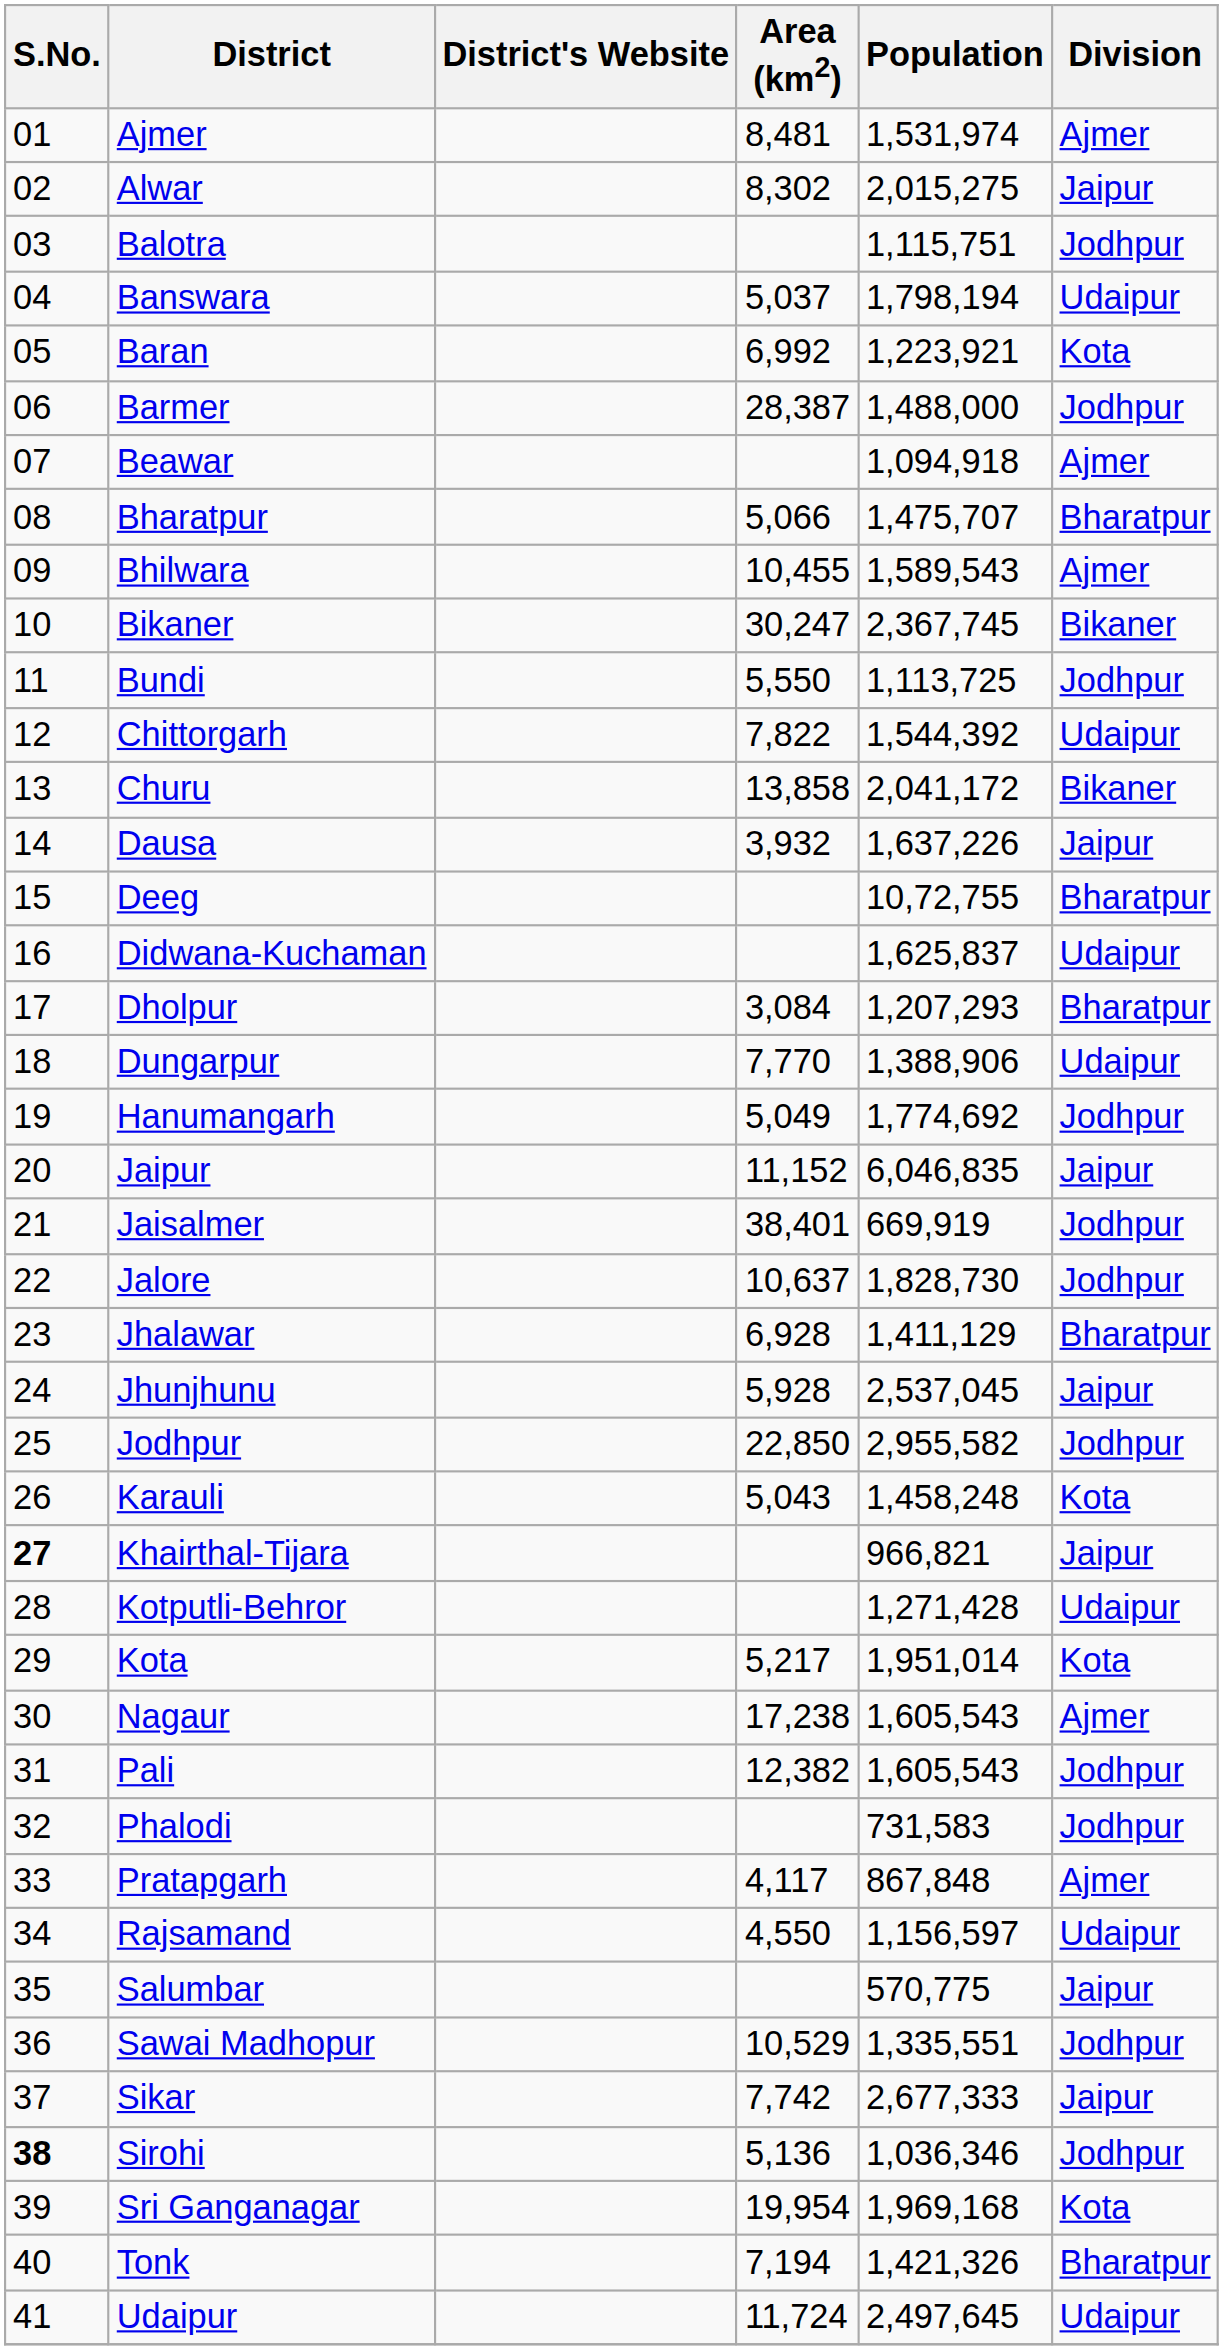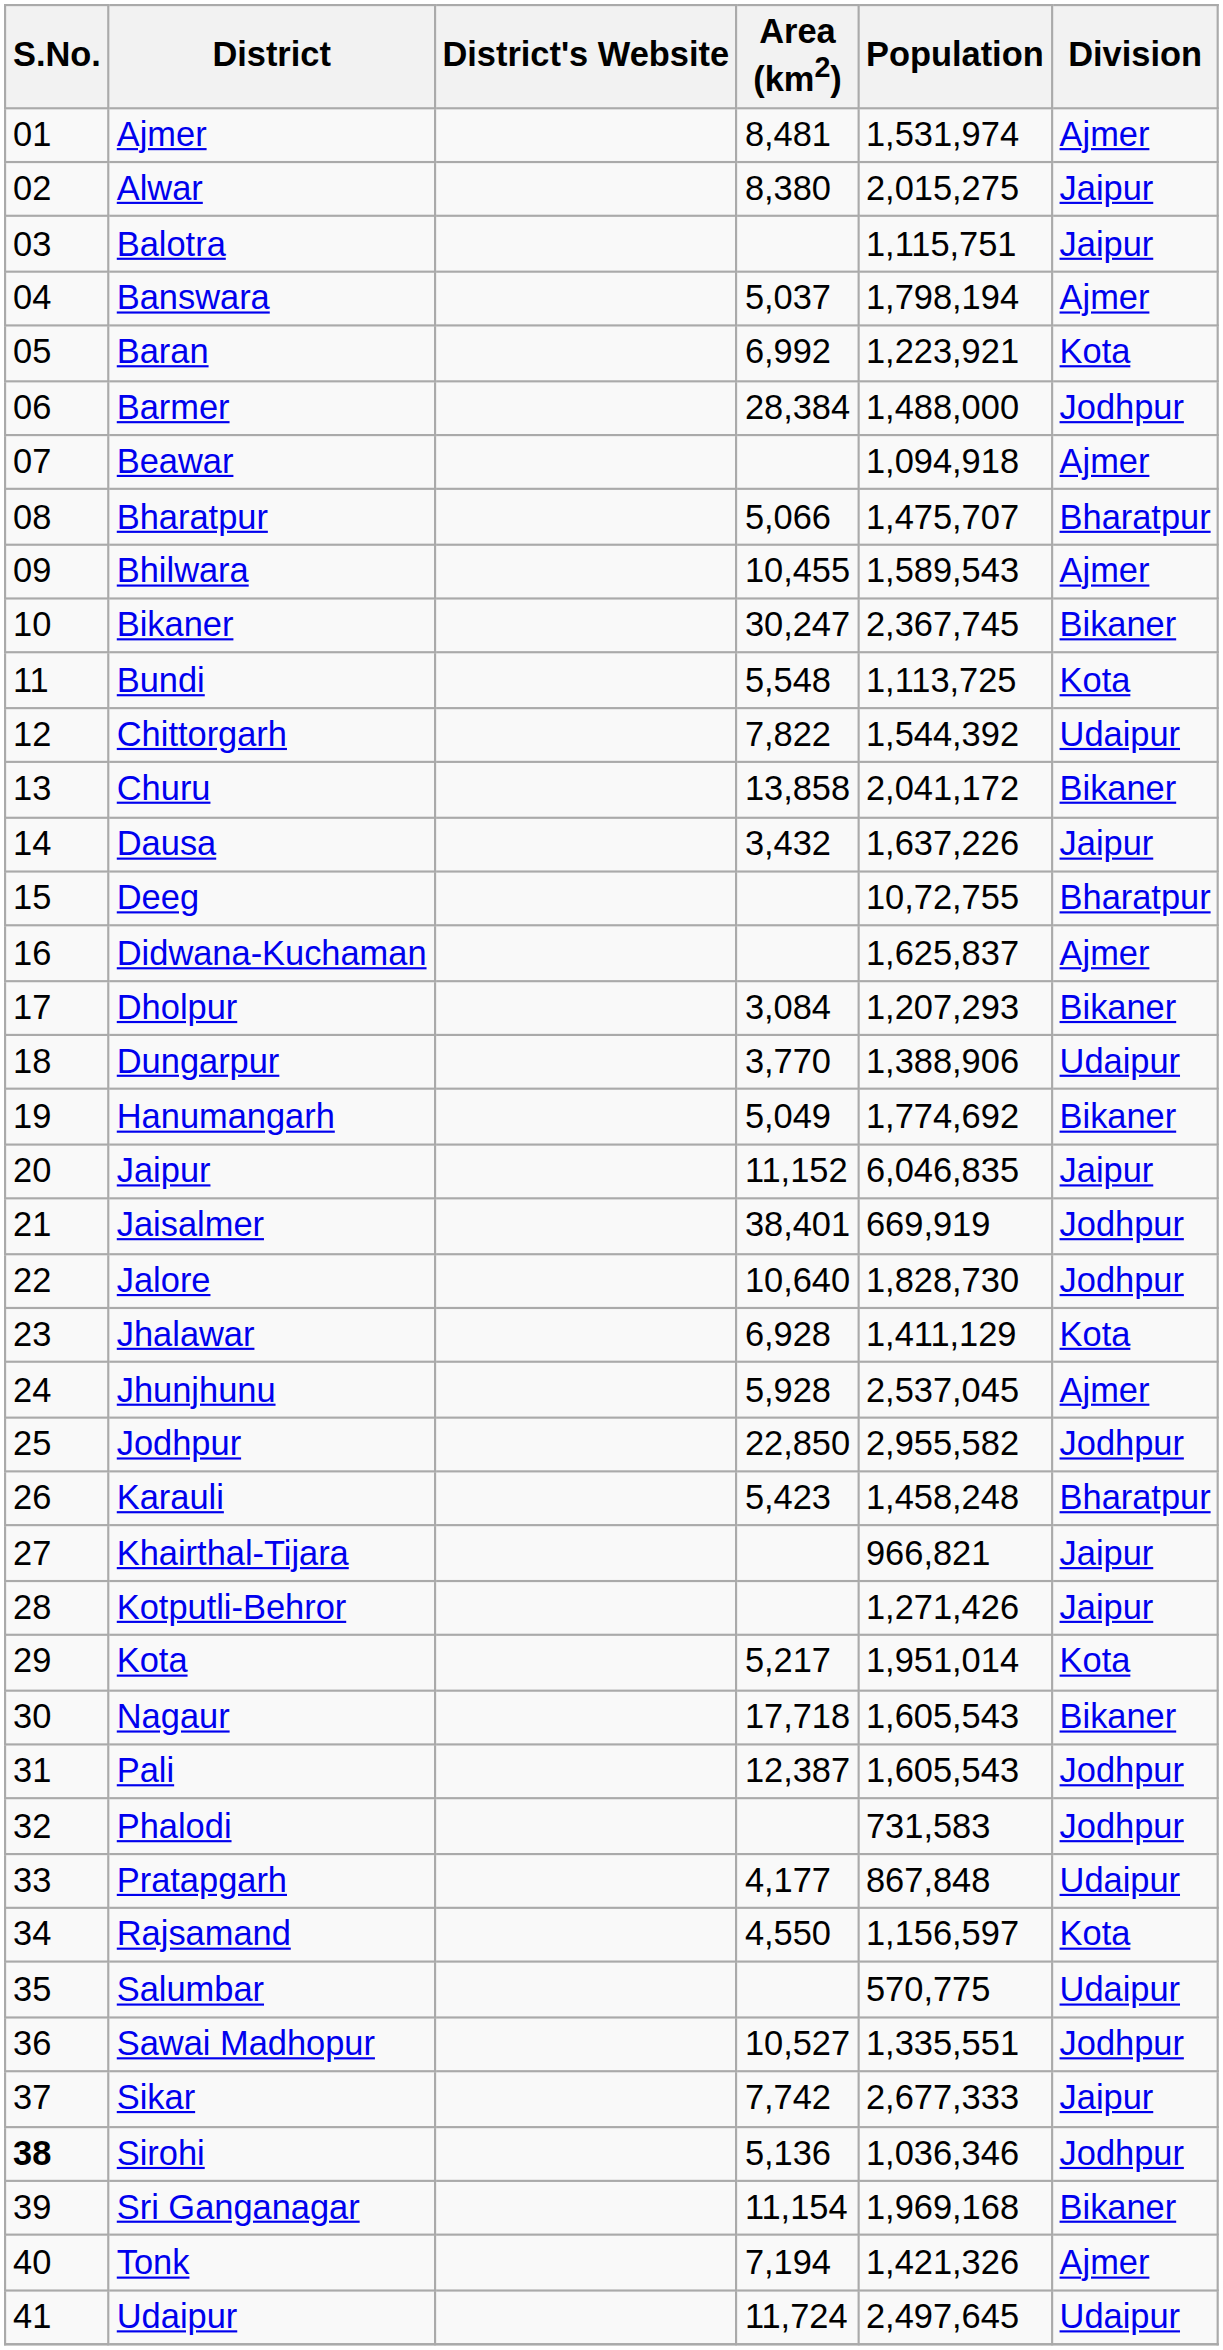(788, 188) 8,302 -> (788, 188) 8,380
(1122, 243) Jodhpur -> (1106, 243) Jaipur
(1120, 298) Udaipur -> (1104, 298) Ajmer
(798, 407) 28,387 -> (798, 407) 28,384
(788, 679) 5,550 -> (788, 679) 5,548
(1122, 679) Jodhpur -> (1095, 679) Kota
(788, 843) 3,932 -> (788, 843) 3,432
(1120, 952) Udaipur -> (1104, 952) Ajmer
(1135, 1007) Bharatpur -> (1118, 1007) Bikaner
(788, 1061) 7,770 -> (788, 1061) 3,770
(1122, 1116) Jodhpur -> (1118, 1116) Bikaner
(798, 1280) 10,637 -> (798, 1280) 10,640
(1135, 1334) Bharatpur -> (1095, 1334) Kota
(1106, 1389) Jaipur -> (1104, 1389) Ajmer
(788, 1498) 5,043 -> (788, 1498) 5,423
(1095, 1498) Kota -> (1135, 1498) Bharatpur
(32, 1552) bold -> (32, 1552) normal
(943, 1607) 1,271,428 -> (943, 1607) 1,271,426
(1120, 1607) Udaipur -> (1106, 1607) Jaipur
(798, 1716) 17,238 -> (798, 1716) 17,718
(1104, 1716) Ajmer -> (1118, 1716) Bikaner
(798, 1771) 12,382 -> (798, 1771) 12,387
(787, 1880) 4,117 -> (788, 1880) 4,177
(1104, 1880) Ajmer -> (1120, 1880) Udaipur
(1120, 1934) Udaipur -> (1095, 1934) Kota
(1106, 1989) Jaipur -> (1120, 1989) Udaipur
(798, 2043) 10,529 -> (798, 2043) 10,527
(798, 2207) 19,954 -> (796, 2207) 11,154
(1095, 2207) Kota -> (1118, 2207) Bikaner
(1135, 2262) Bharatpur -> (1104, 2262) Ajmer
